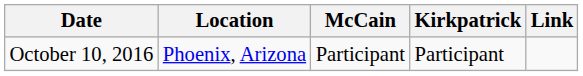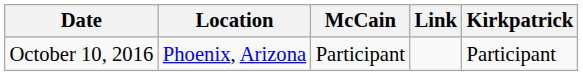columns swapped: (468, 20) <-> (552, 20)
